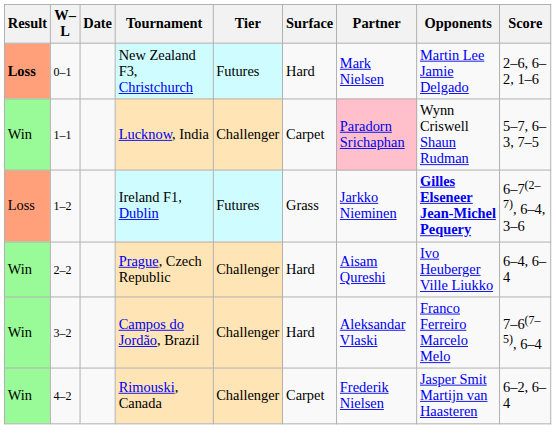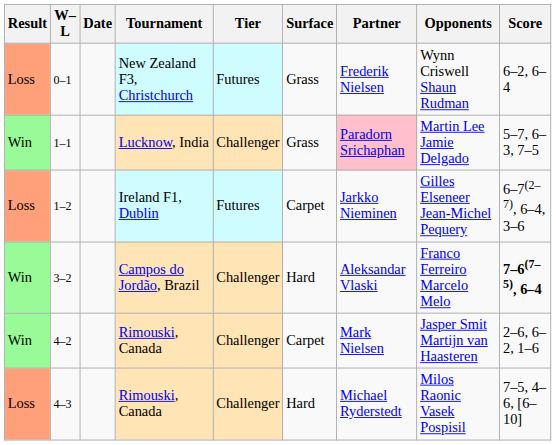(22, 71) bold -> (21, 79) normal
(300, 71) Hard -> (303, 79) Grass
(362, 71) Mark Nielsen -> (364, 79) Frederik Nielsen
(452, 71) Martin Lee Jamie Delgado -> (445, 79) Wynn Criswell Shaun Rudman
(525, 71) 2–6, 6–2, 1–6 -> (525, 79) 6–2, 6–4
(305, 134) Carpet -> (303, 142) Grass
(444, 134) Wynn Criswell Shaun Rudman -> (452, 142) Martin Lee Jamie Delgado
(302, 205) Grass -> (305, 205) Carpet
(458, 205) bold -> (456, 205) normal
- row: (63, 270)
(522, 332) normal -> (522, 277) bold
(364, 395) Frederik Nielsen -> (362, 340) Mark Nielsen
(525, 395) 6–2, 6–4 -> (525, 340) 2–6, 6–2, 1–6
+ row: (63, 404)
